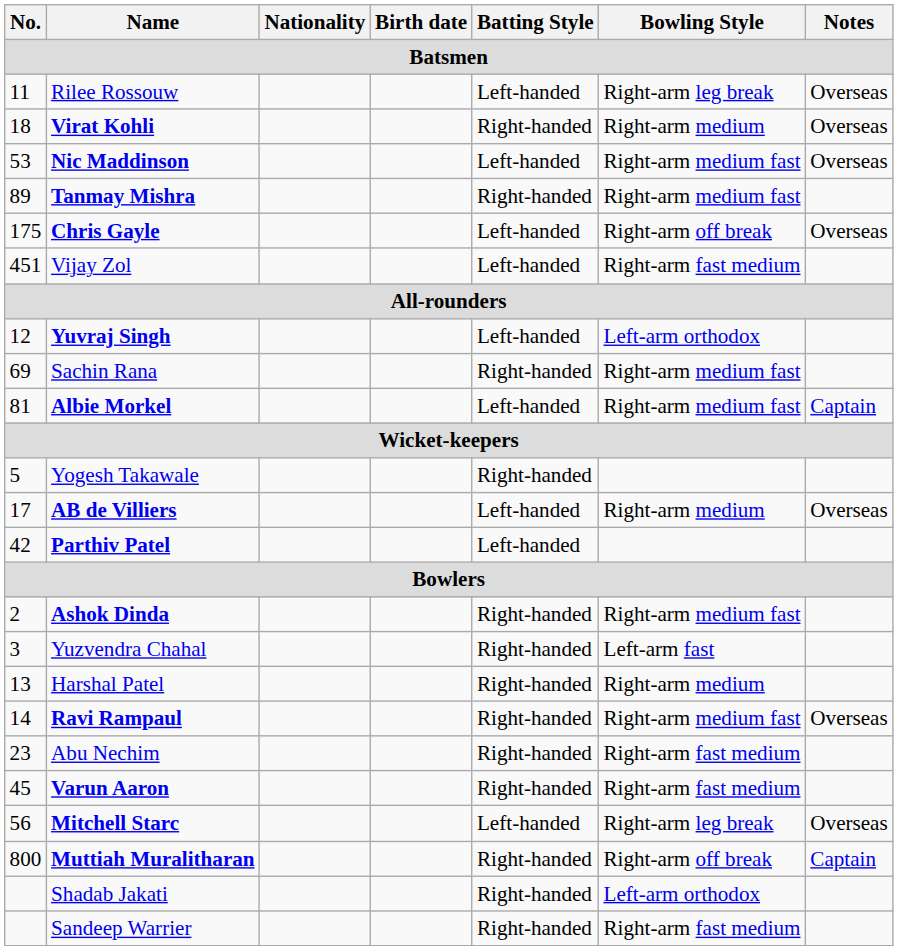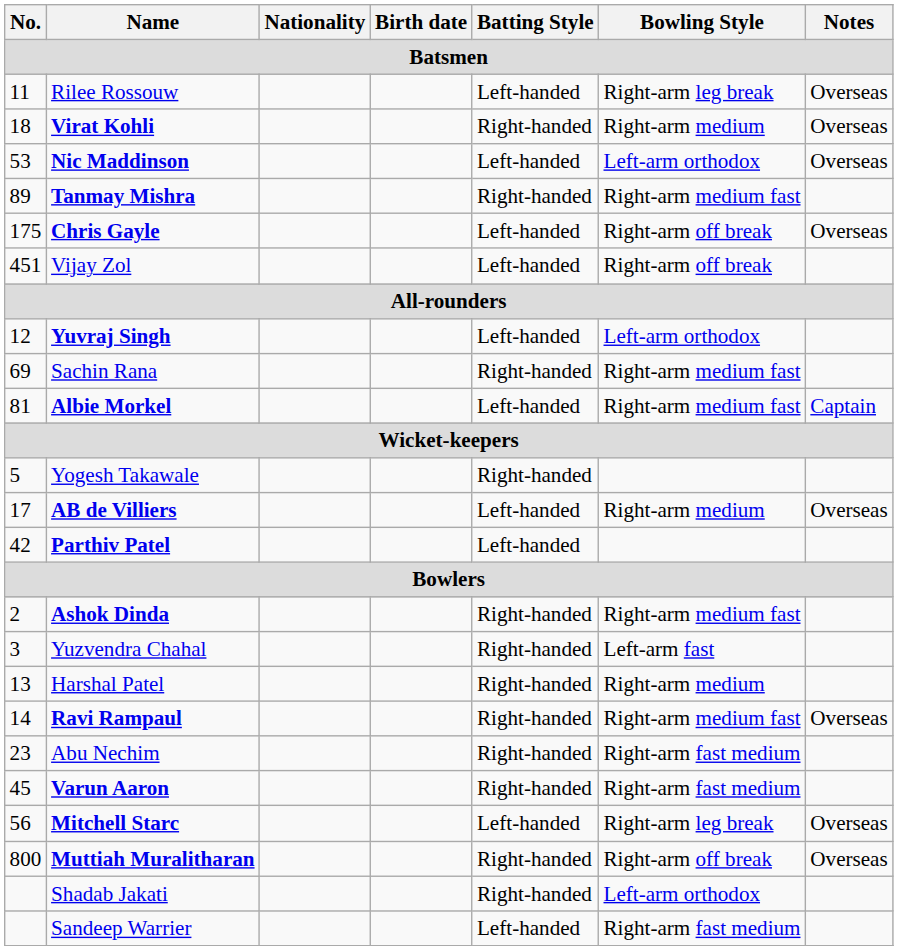(702, 161) Right-arm medium fast -> (682, 161) Left-arm orthodox
(702, 265) Right-arm fast medium -> (688, 265) Right-arm off break
(843, 858) Captain -> (849, 858) Overseas
(534, 927) Right-handed -> (529, 927) Left-handed
